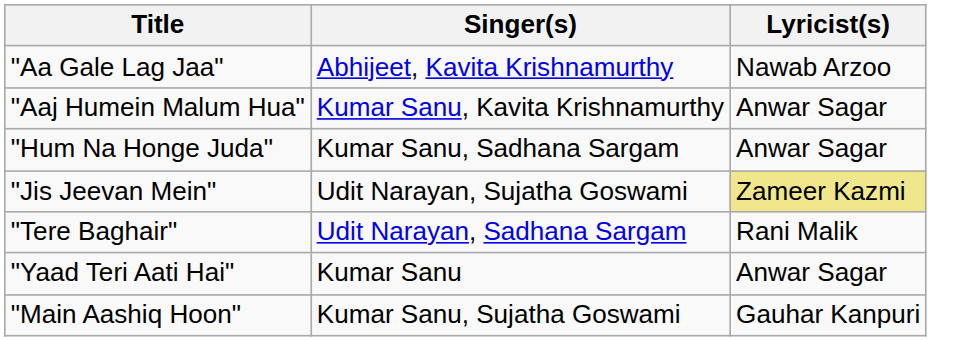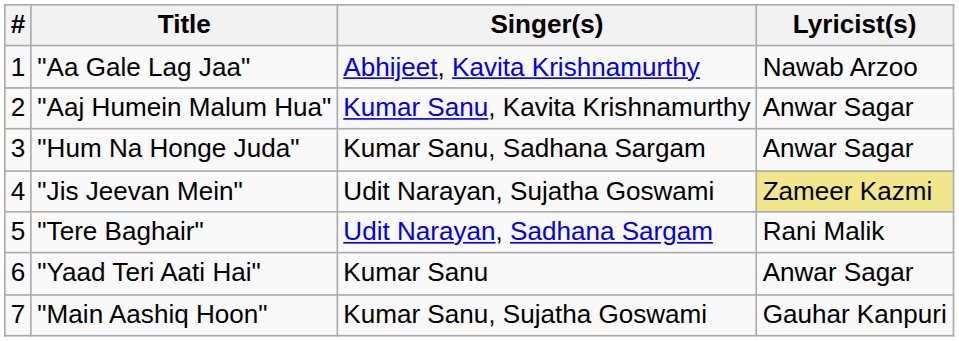+ column: (18, 25)
